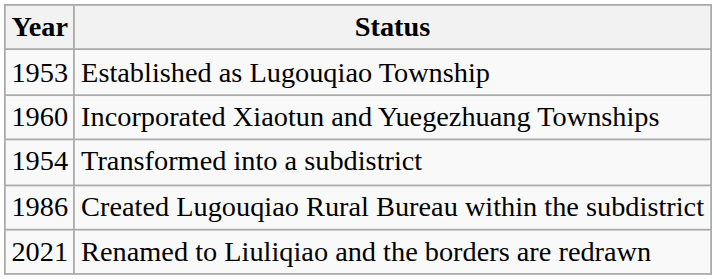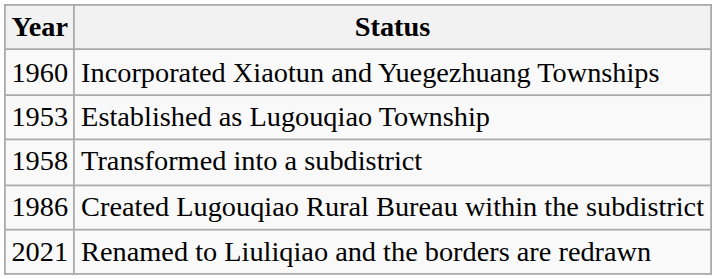rows swapped: (286, 71) <-> (370, 116)
(40, 161) 1954 -> (40, 161) 1958
